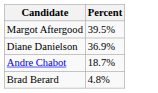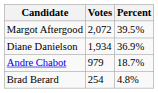+ column: (100, 12)
